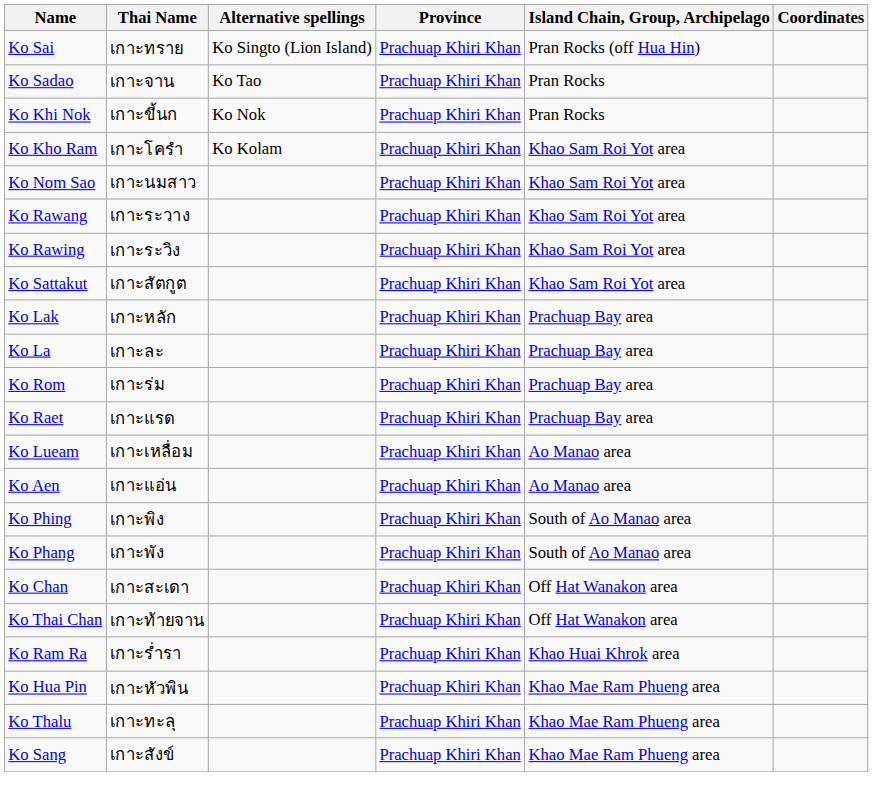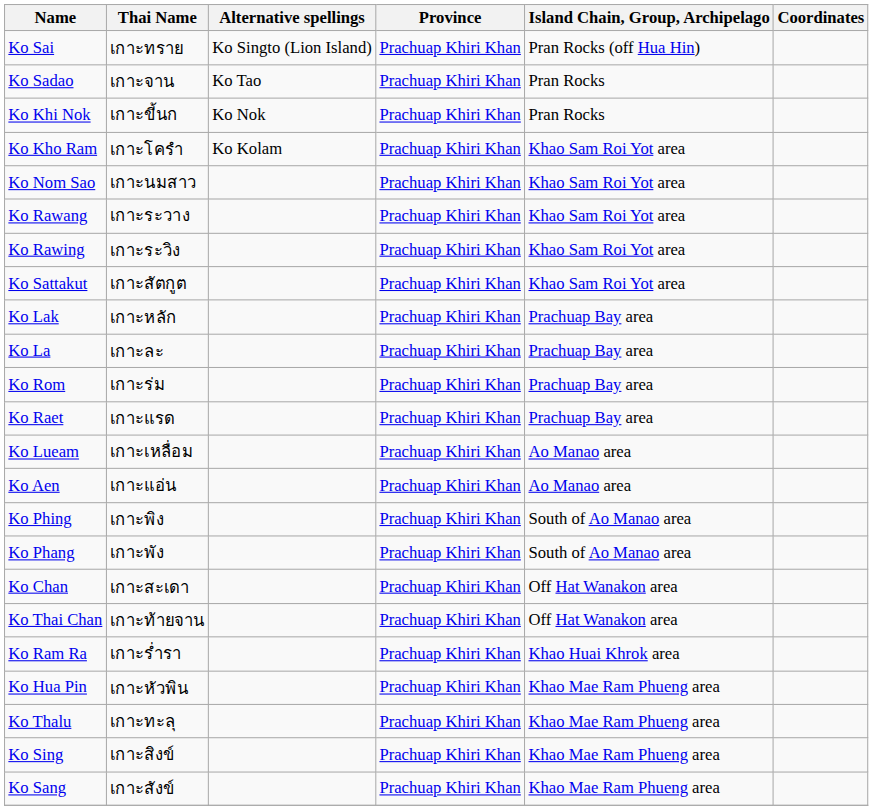+ row: (36, 754)
